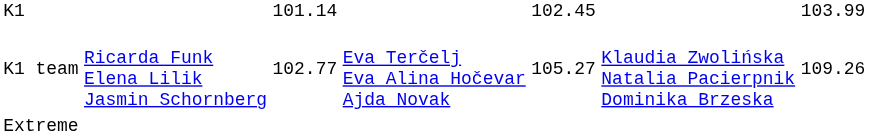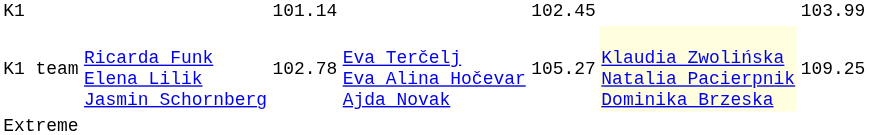(305, 69) 102.77 -> (305, 69) 102.78
(698, 79) no background -> (698, 79) lightyellow background
(833, 69) 109.26 -> (833, 69) 109.25
